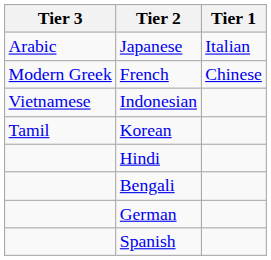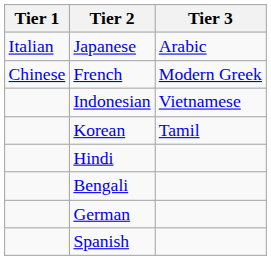columns swapped: (234, 18) <-> (60, 18)
